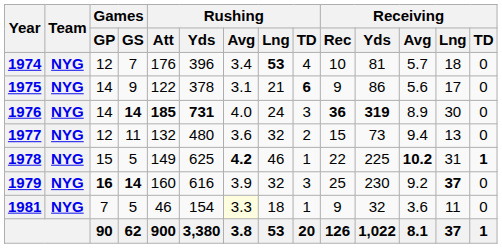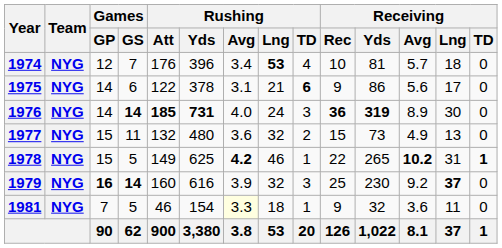(133, 87) 9 -> (133, 87) 6
(104, 135) 12 -> (104, 135) 15
(417, 135) 9.4 -> (417, 135) 4.9
(377, 159) 225 -> (377, 159) 265
